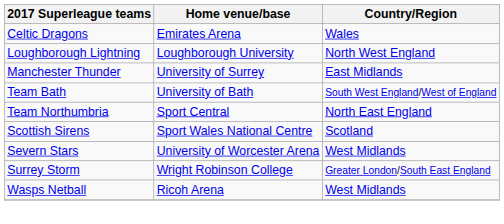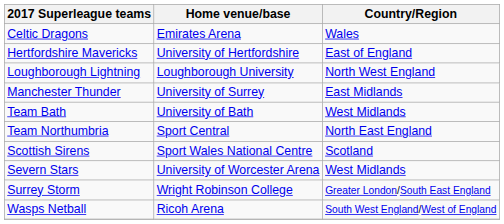+ row: (72, 53)
(411, 93) South West England/West of England -> (365, 111) West Midlands
(365, 190) West Midlands -> (411, 210) South West England/West of England
